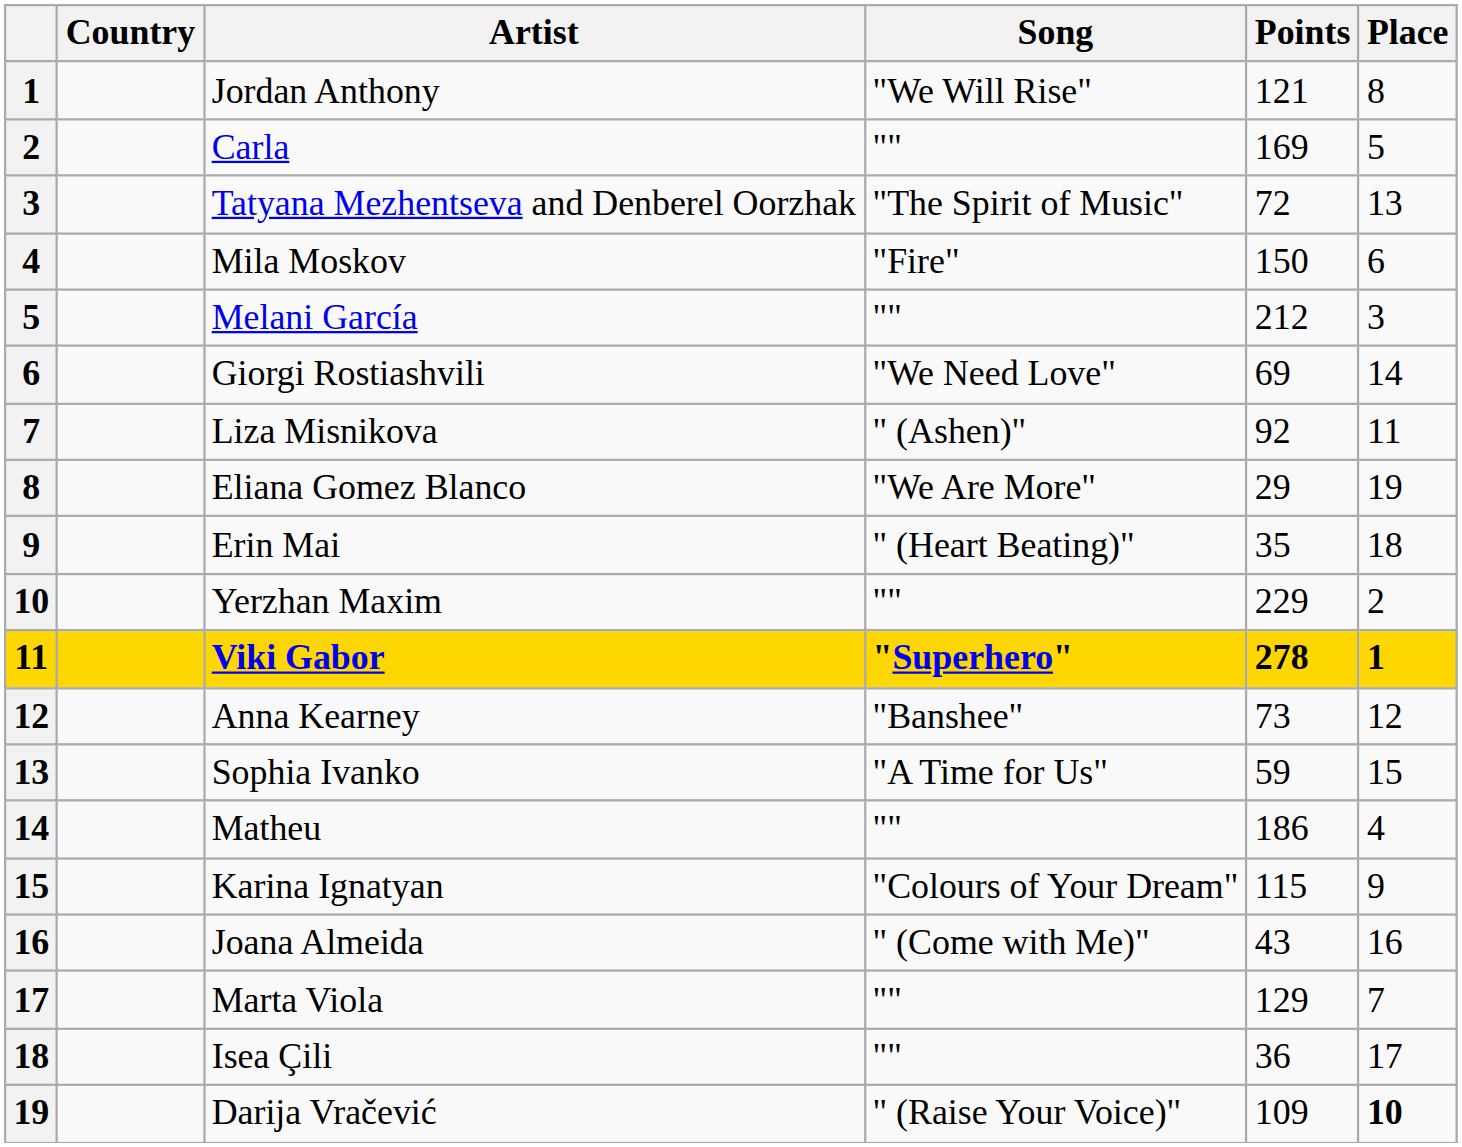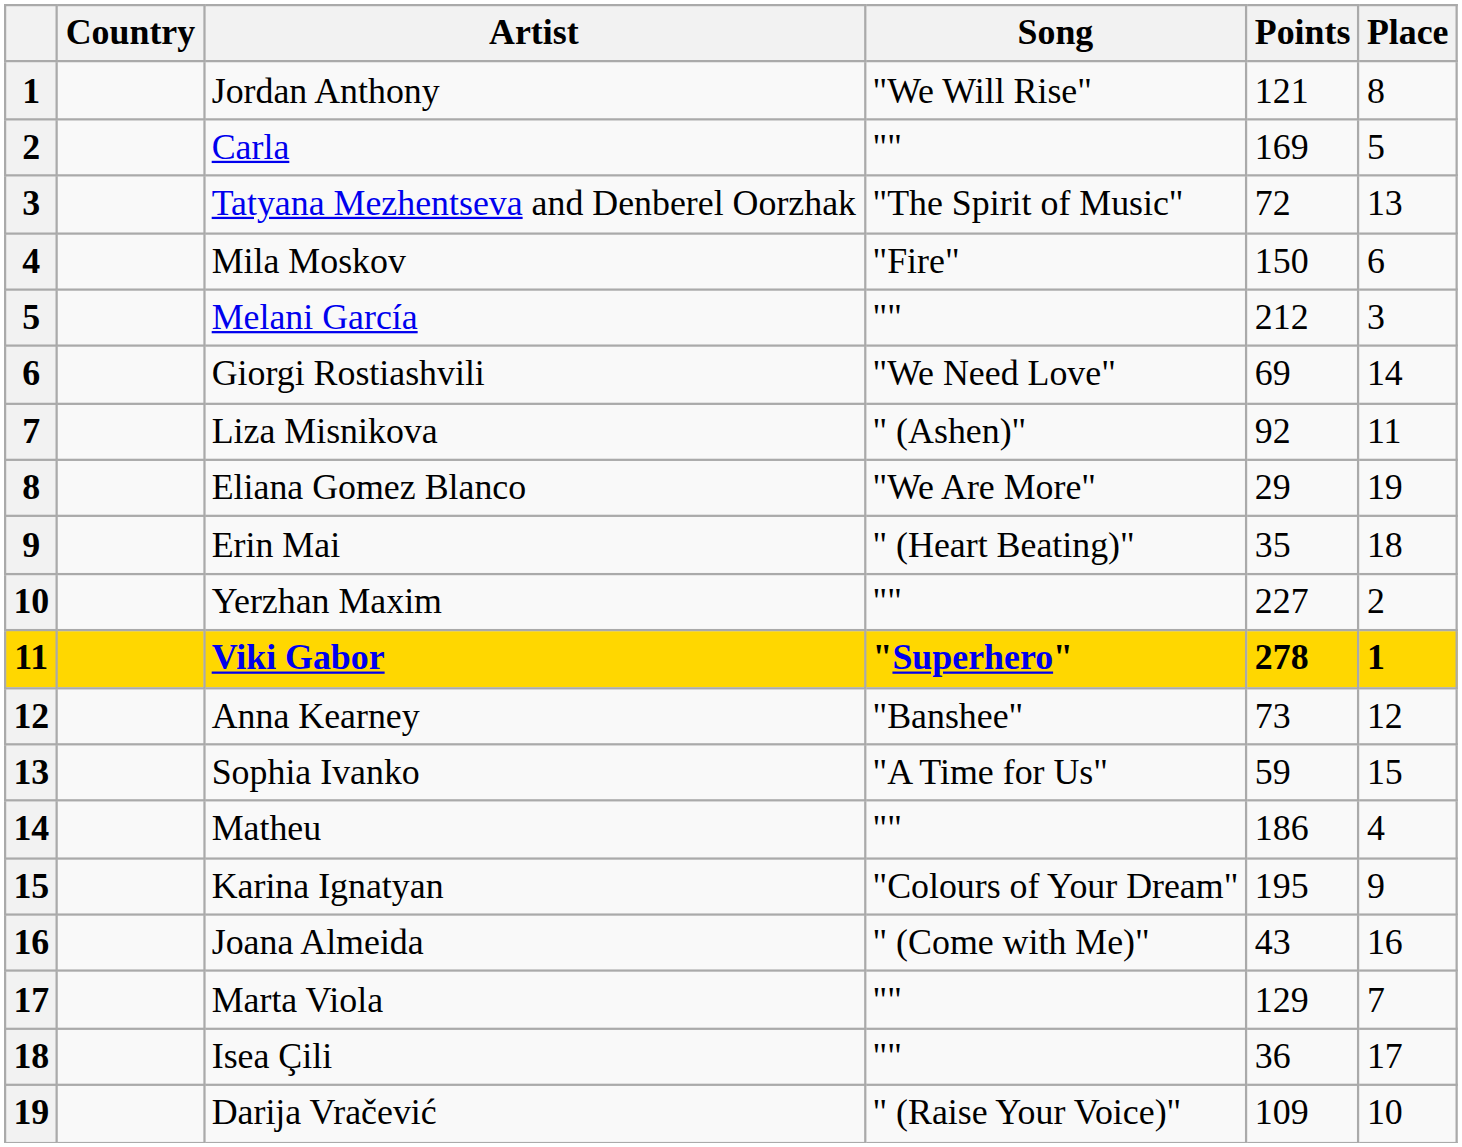(1282, 601) 229 -> (1282, 601) 227
(1281, 885) 115 -> (1282, 885) 195
(1385, 1112) bold -> (1385, 1112) normal
